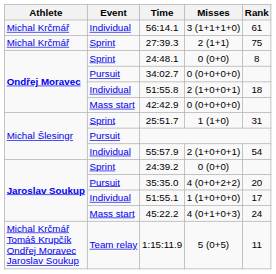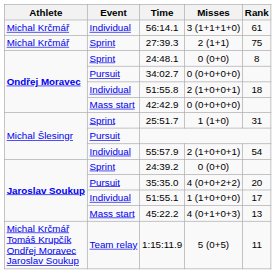(257, 214) 24 -> (257, 214) 13
